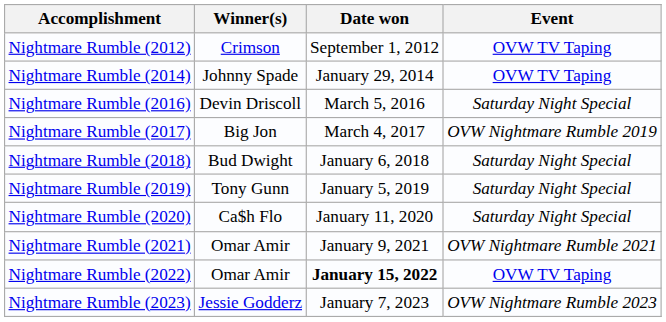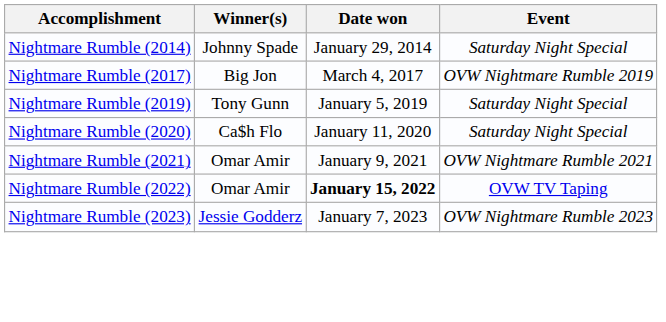- row: (100, 47)
(552, 75) OVW TV Taping -> (548, 47) Saturday Night Special
- row: (100, 103)
- row: (100, 160)
